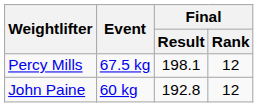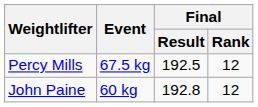(181, 66) 198.1 -> (181, 66) 192.5
